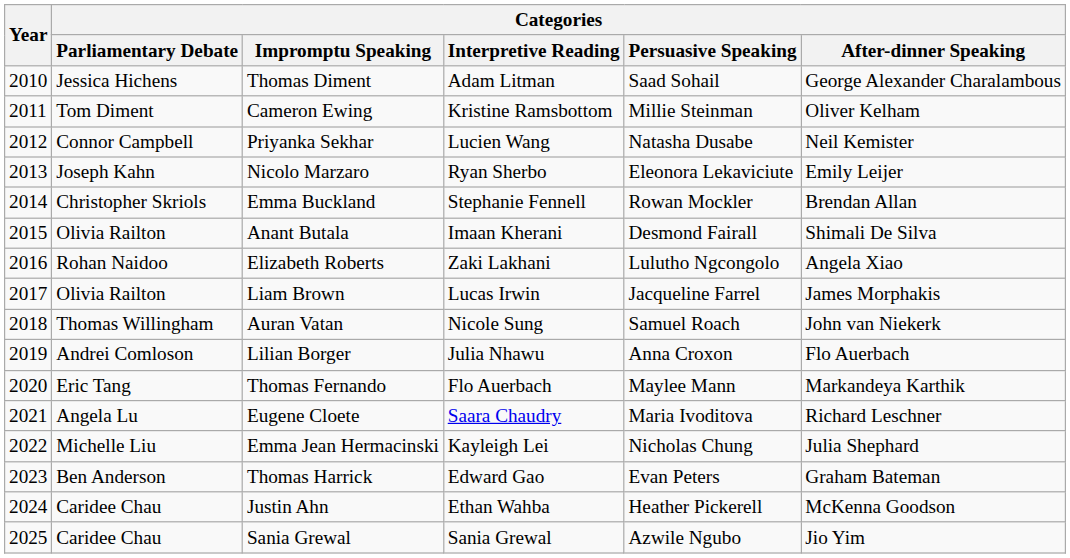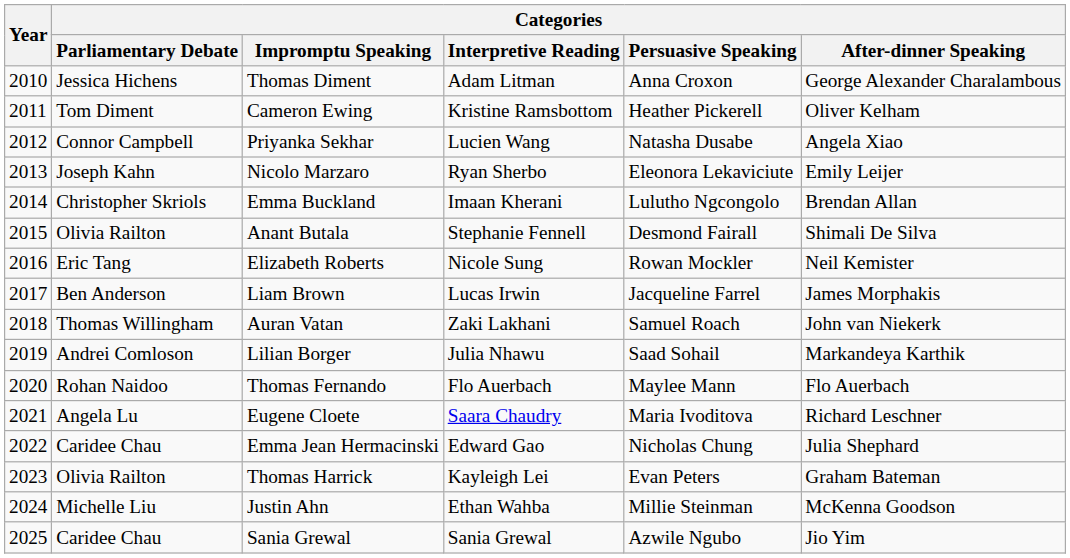(674, 80) Saad Sohail -> (680, 80) Anna Croxon
(691, 111) Millie Steinman -> (695, 111) Heather Pickerell
(859, 141) Neil Kemister -> (854, 141) Angela Xiao
(517, 202) Stephanie Fennell -> (505, 202) Imaan Kherani
(691, 202) Rowan Mockler -> (704, 202) Lulutho Ngcongolo
(505, 232) Imaan Kherani -> (517, 232) Stephanie Fennell
(112, 263) Rohan Naidoo -> (94, 263) Eric Tang
(499, 263) Zaki Lakhani -> (495, 263) Nicole Sung
(704, 263) Lulutho Ngcongolo -> (691, 263) Rowan Mockler
(854, 263) Angela Xiao -> (859, 263) Neil Kemister
(111, 293) Olivia Railton -> (111, 293) Ben Anderson
(495, 324) Nicole Sung -> (499, 324) Zaki Lakhani
(680, 354) Anna Croxon -> (674, 354) Saad Sohail
(857, 354) Flo Auerbach -> (885, 354) Markandeya Karthik
(94, 385) Eric Tang -> (112, 385) Rohan Naidoo
(885, 385) Markandeya Karthik -> (857, 385) Flo Auerbach
(106, 446) Michelle Liu -> (109, 446) Caridee Chau
(498, 446) Kayleigh Lei -> (496, 446) Edward Gao
(111, 476) Ben Anderson -> (111, 476) Olivia Railton
(496, 476) Edward Gao -> (498, 476) Kayleigh Lei
(109, 506) Caridee Chau -> (106, 506) Michelle Liu
(695, 506) Heather Pickerell -> (691, 506) Millie Steinman
